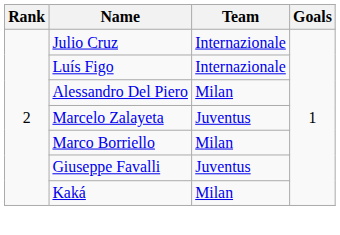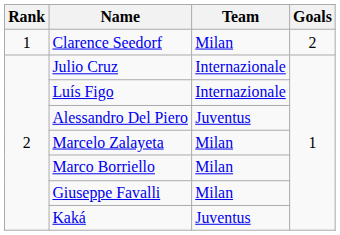+ row: (107, 42)
(214, 92) Milan -> (223, 117) Juventus
(223, 117) Juventus -> (214, 142) Milan
(223, 167) Juventus -> (214, 192) Milan
(214, 192) Milan -> (223, 218) Juventus
